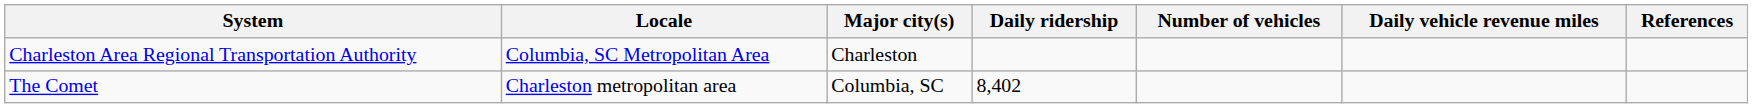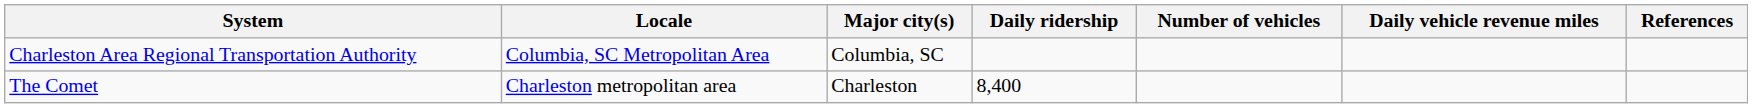(874, 54) Charleston -> (888, 54) Columbia, SC
(888, 86) Columbia, SC -> (874, 86) Charleston
(999, 86) 8,402 -> (999, 86) 8,400
